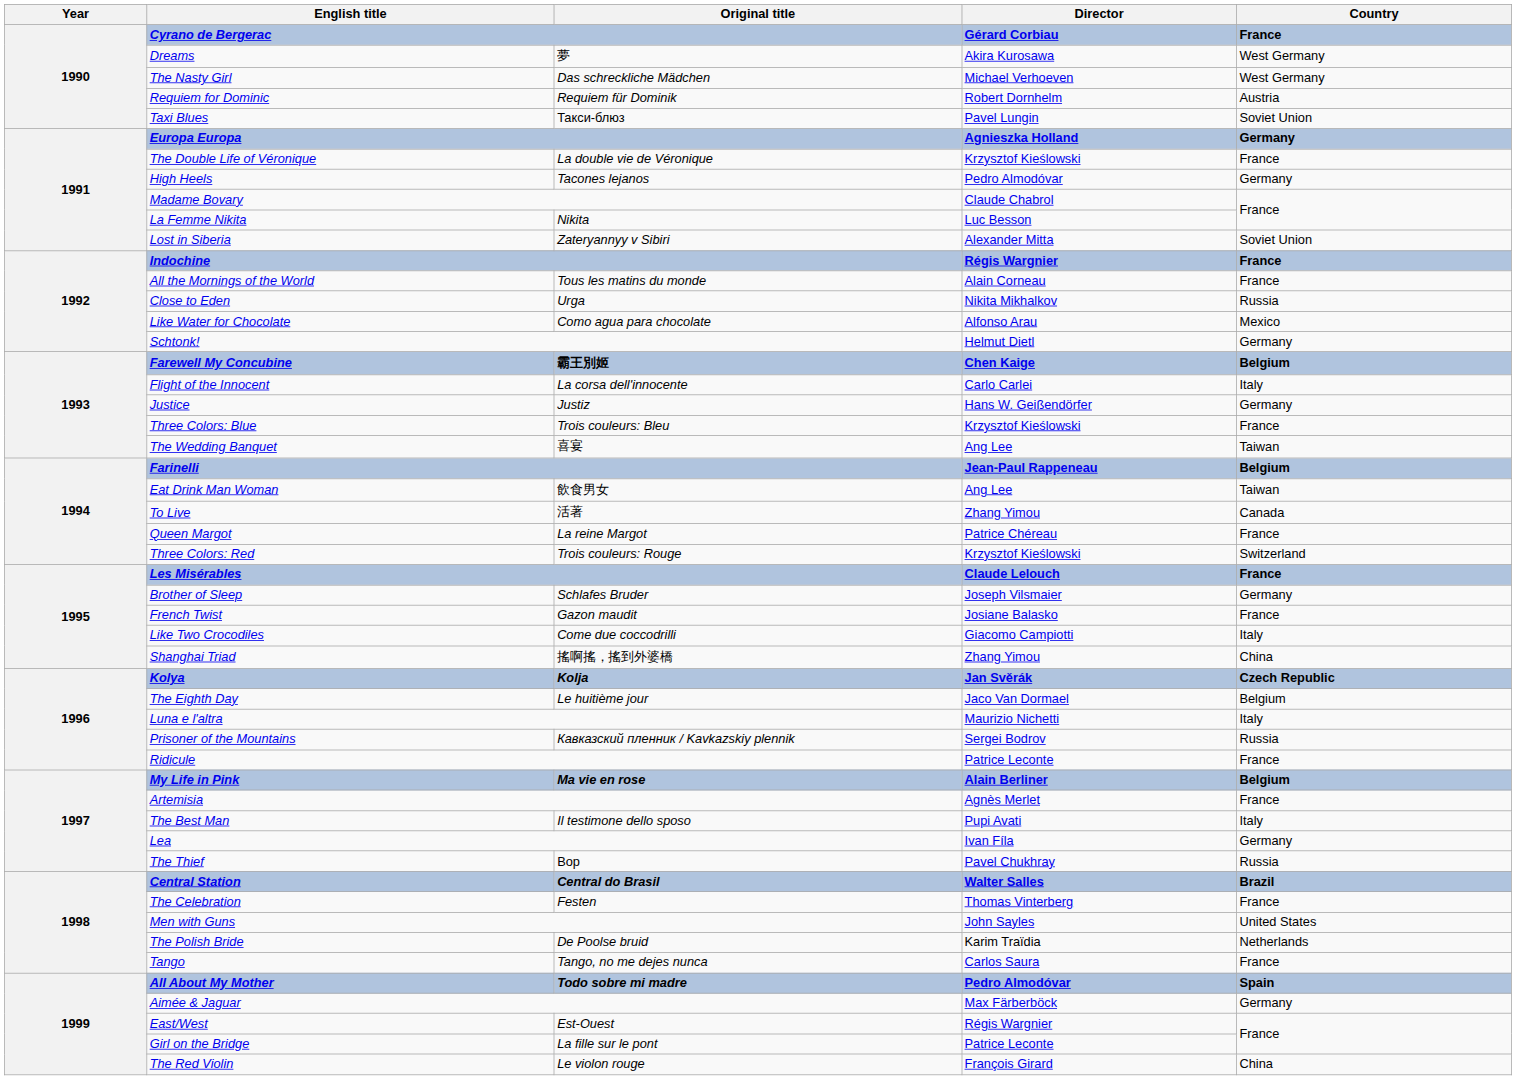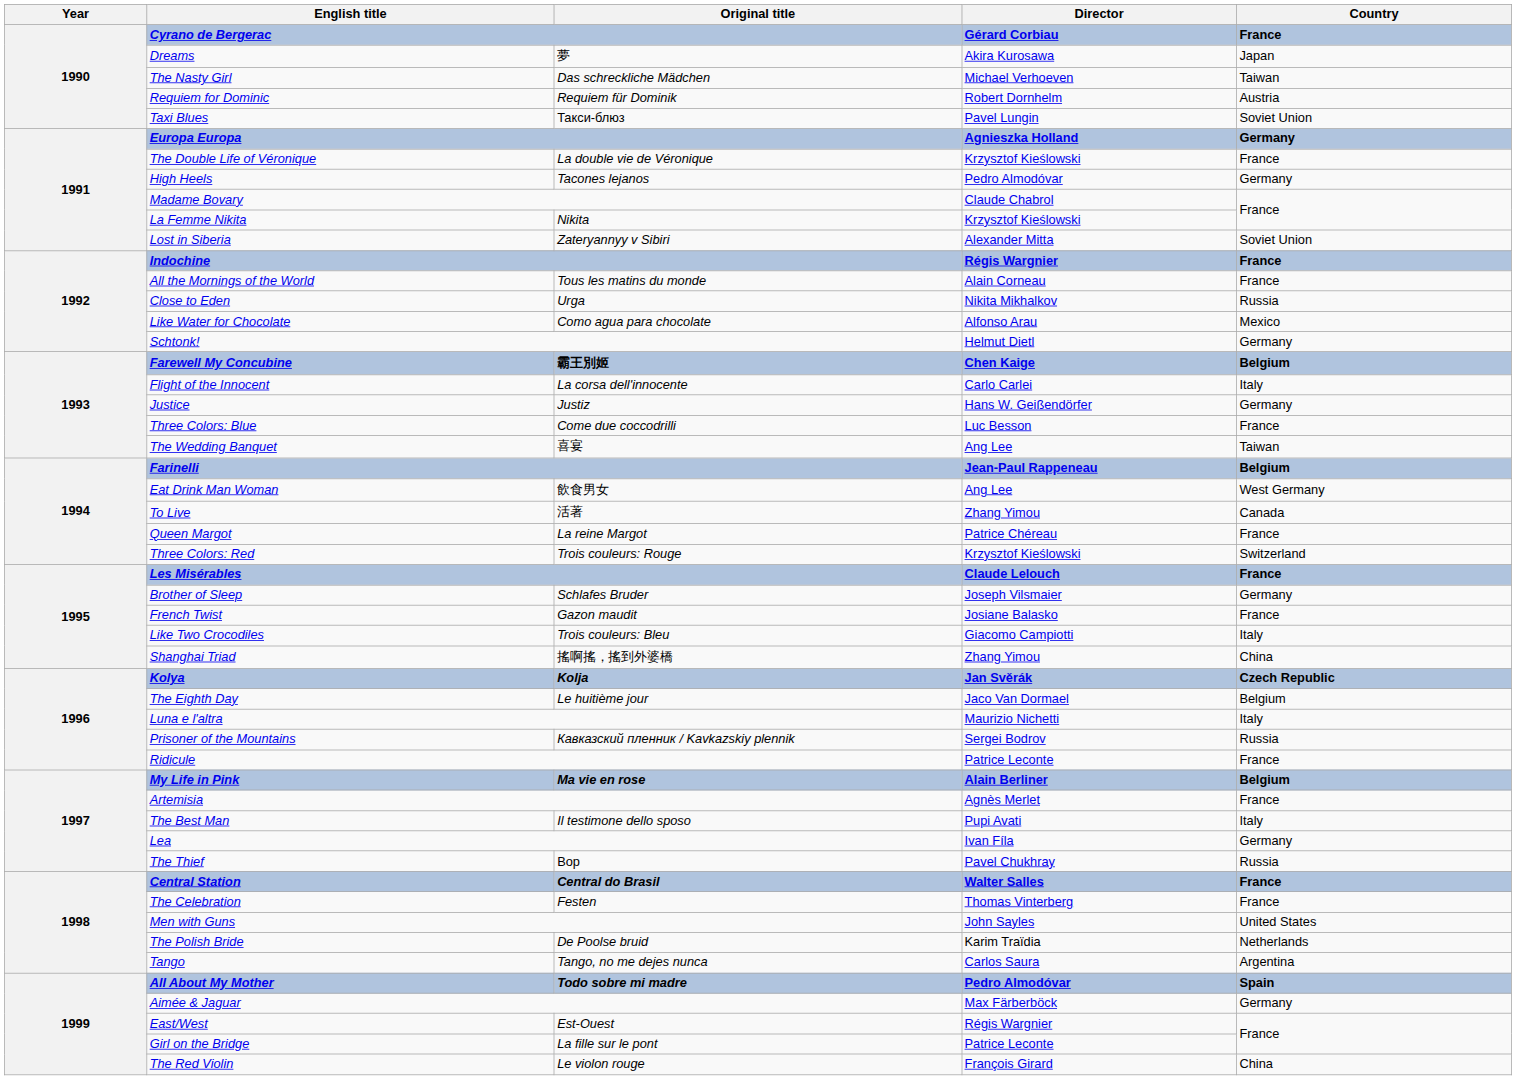(1282, 56) West Germany -> (1257, 56) Japan
(1282, 77) West Germany -> (1259, 77) Taiwan
(998, 220) Luc Besson -> (1023, 220) Krzysztof Kieślowski
(613, 425) Trois couleurs: Bleu -> (617, 425) Come due coccodrilli
(1023, 425) Krzysztof Kieślowski -> (998, 425) Luc Besson
(1259, 489) Taiwan -> (1282, 489) West Germany
(617, 635) Come due coccodrilli -> (613, 635) Trois couleurs: Bleu
(1257, 881) Brazil -> (1260, 881) France
(1259, 962) France -> (1267, 962) Argentina
